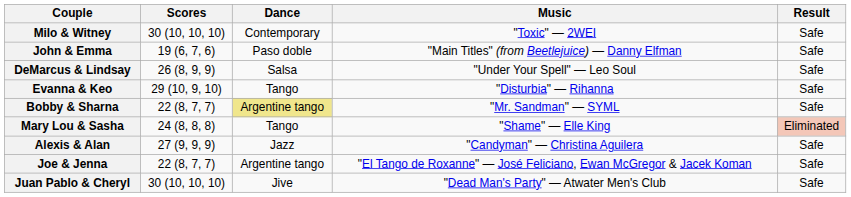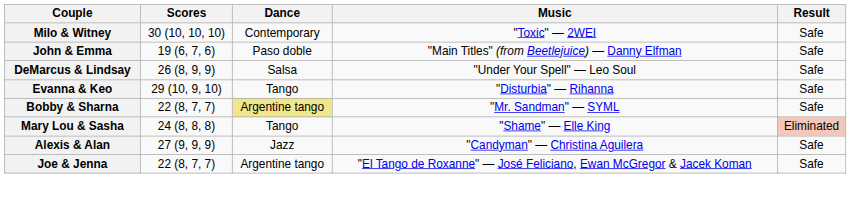- row: (72, 182)
